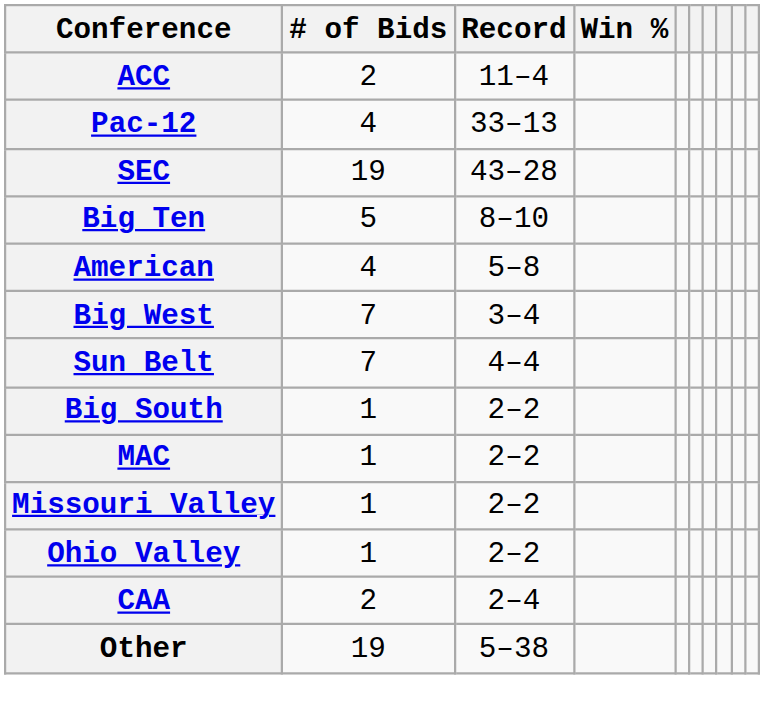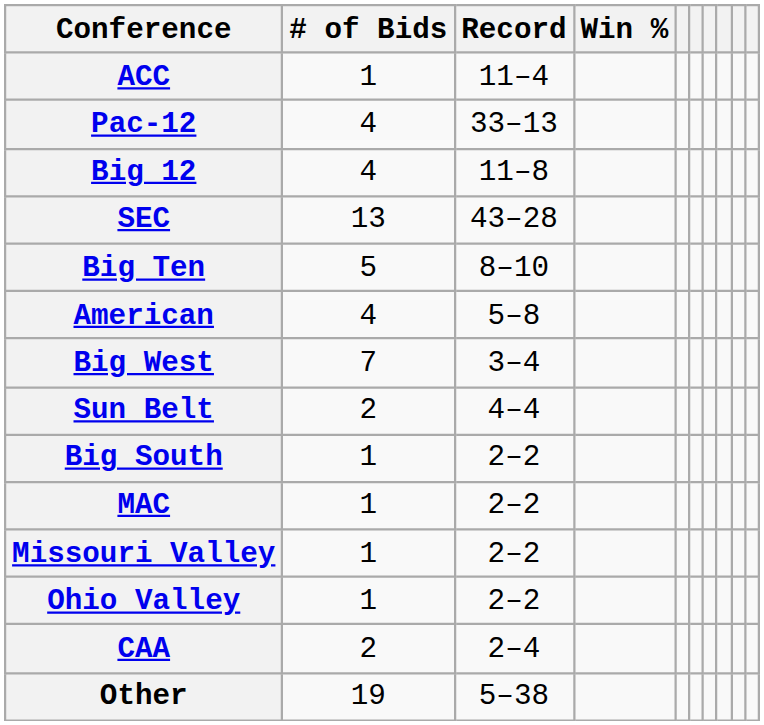(368, 77) 2 -> (368, 77) 1
+ row: (144, 172)
(368, 172) 19 -> (368, 220) 13
(368, 363) 7 -> (368, 410) 2
